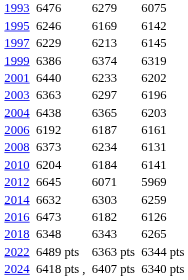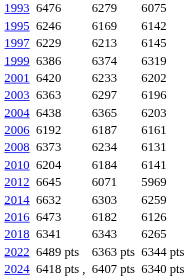(49, 78) 6440 -> (49, 78) 6420
(49, 234) 6348 -> (49, 234) 6341
